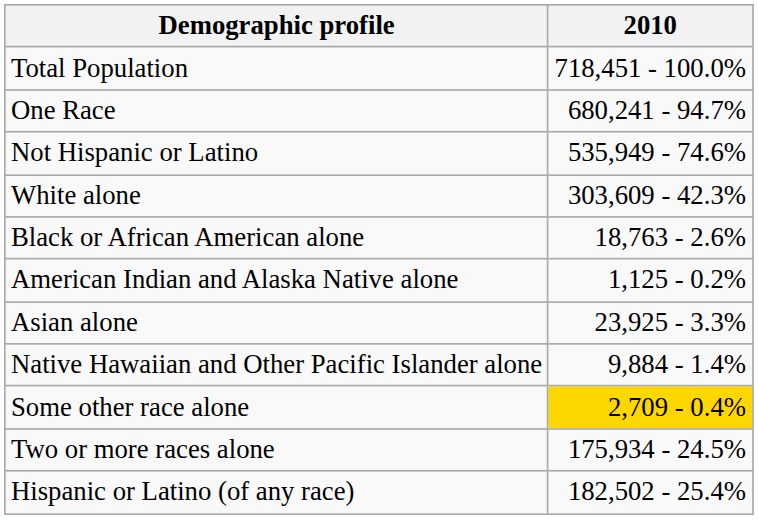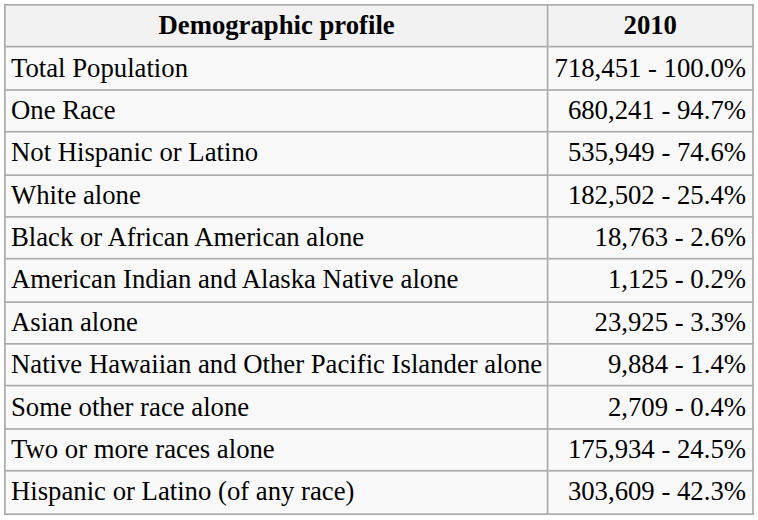(657, 195) 303,609 - 42.3% -> (657, 195) 182,502 - 25.4%
(677, 407) gold background -> (677, 407) no background
(657, 491) 182,502 - 25.4% -> (657, 491) 303,609 - 42.3%
